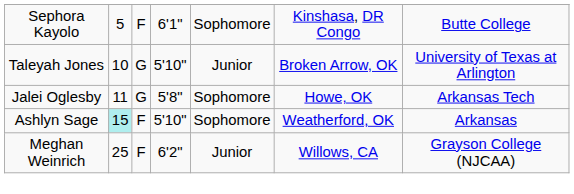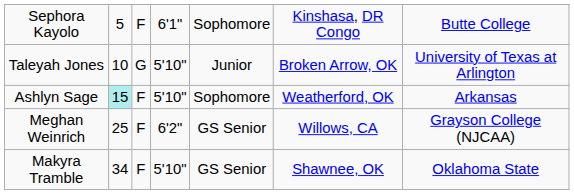- row: (56, 96)
(232, 152) Junior -> (232, 128) GS Senior
+ row: (56, 169)
